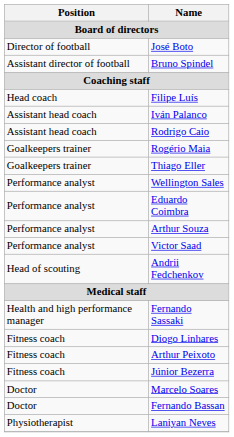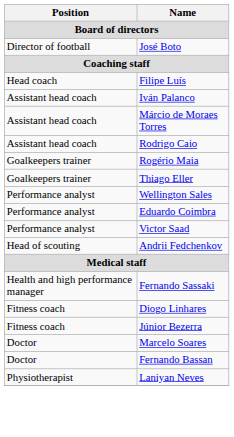- row: (182, 64)
+ row: (178, 121)
- row: (180, 229)
- row: (183, 355)
